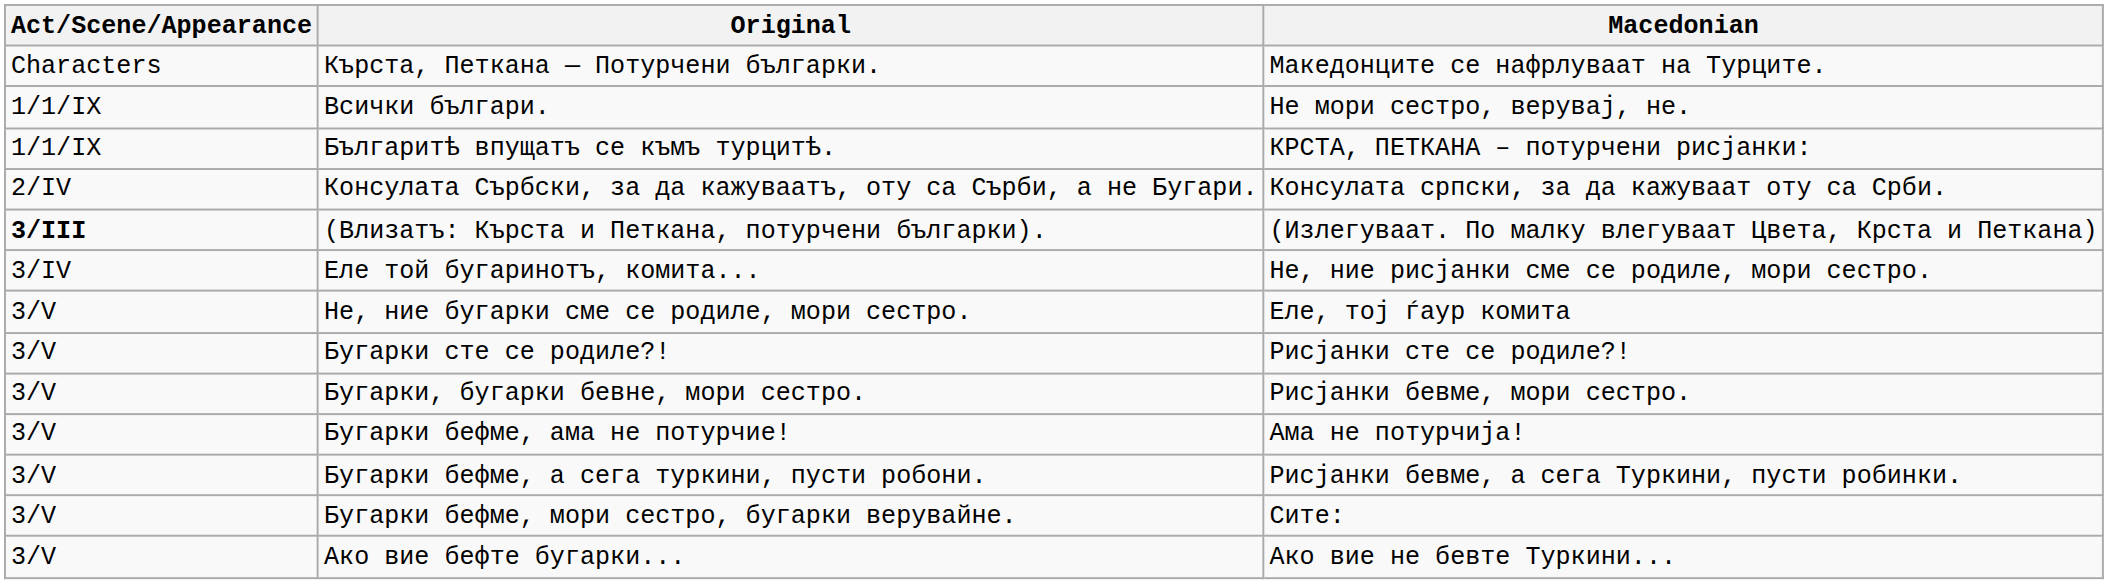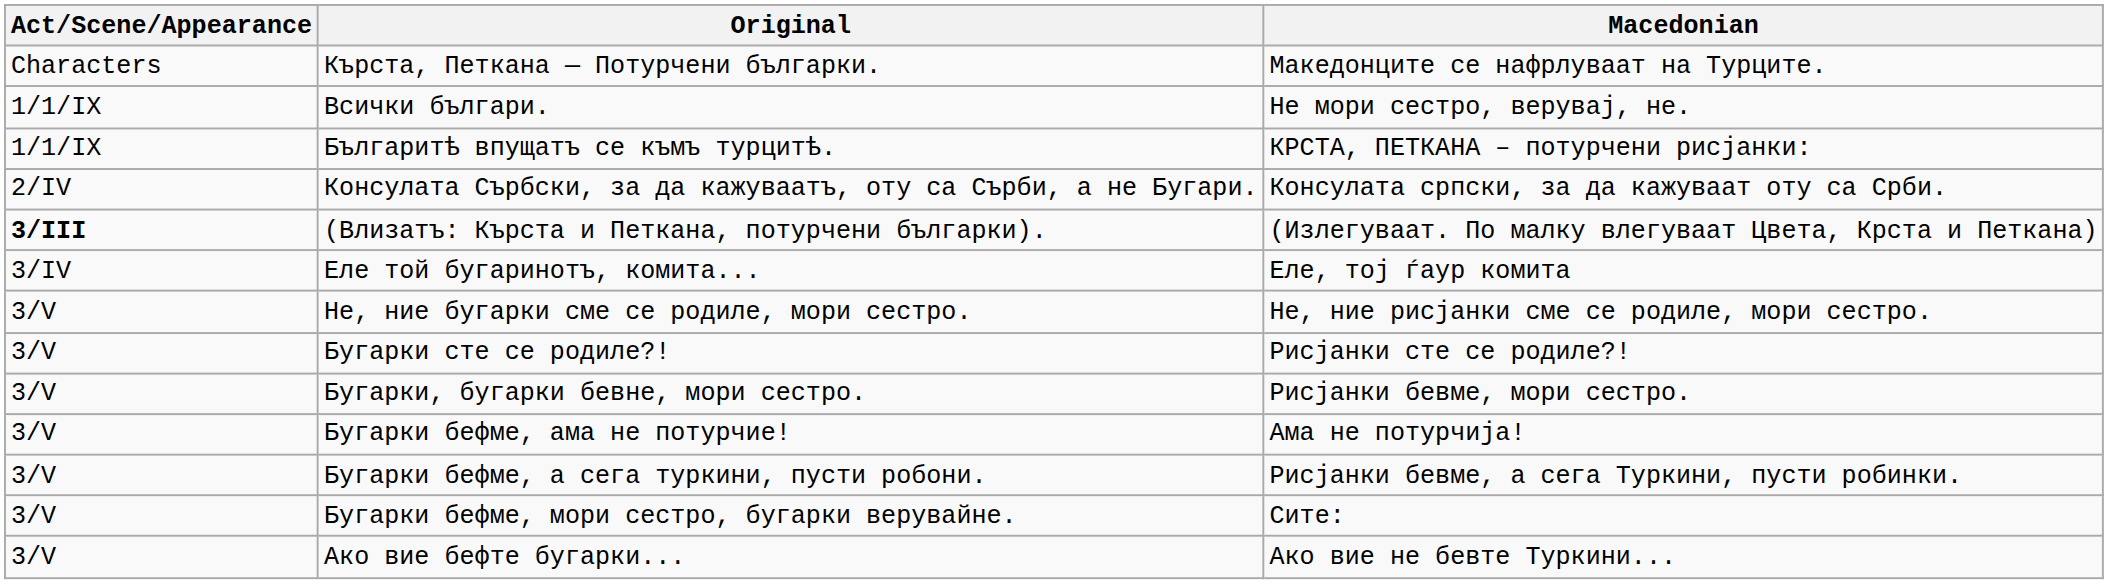(1601, 271) Не, ние рисјанки сме се родиле, мори сестро. -> (1420, 271) Еле, тој ѓаур комита
(1420, 312) Еле, тој ѓаур комита -> (1601, 312) Не, ние рисјанки сме се родиле, мори сестро.
